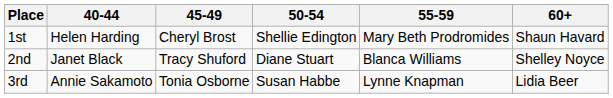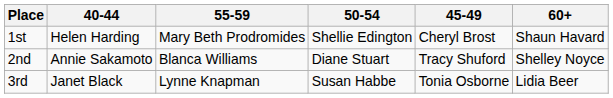columns swapped: (204, 15) <-> (436, 15)
(86, 59) Janet Black -> (102, 59) Annie Sakamoto
(102, 81) Annie Sakamoto -> (86, 81) Janet Black
